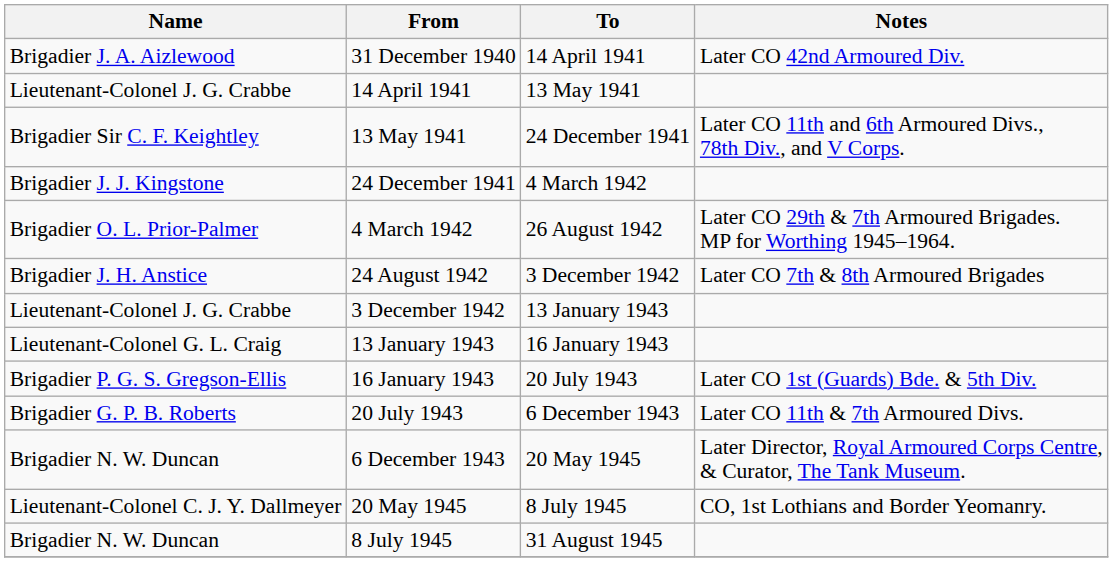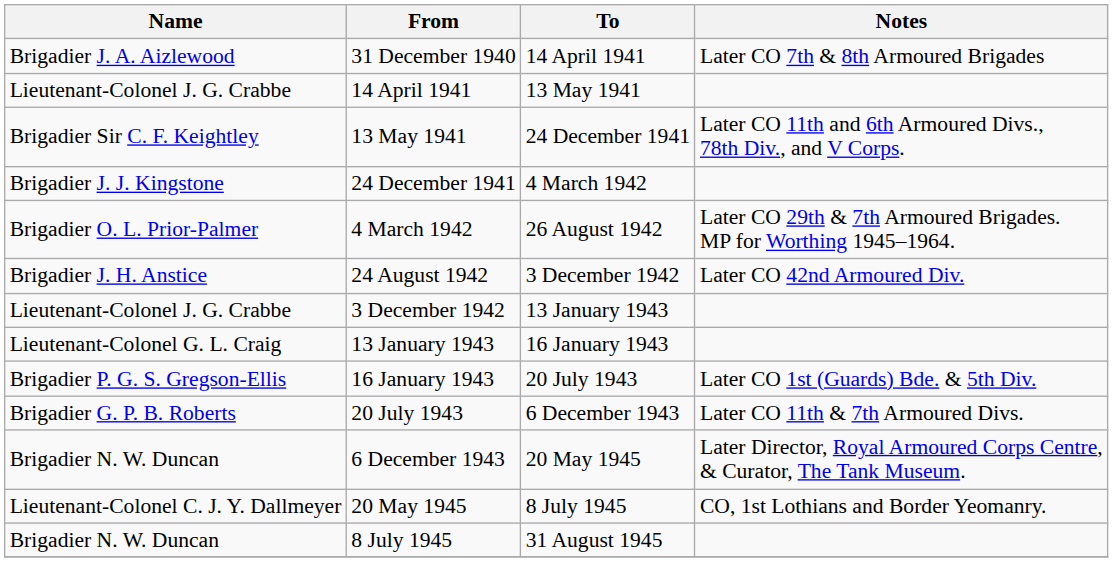(832, 55) Later CO 42nd Armoured Div. -> (872, 55) Later CO 7th & 8th Armoured Brigades
(872, 275) Later CO 7th & 8th Armoured Brigades -> (832, 275) Later CO 42nd Armoured Div.
